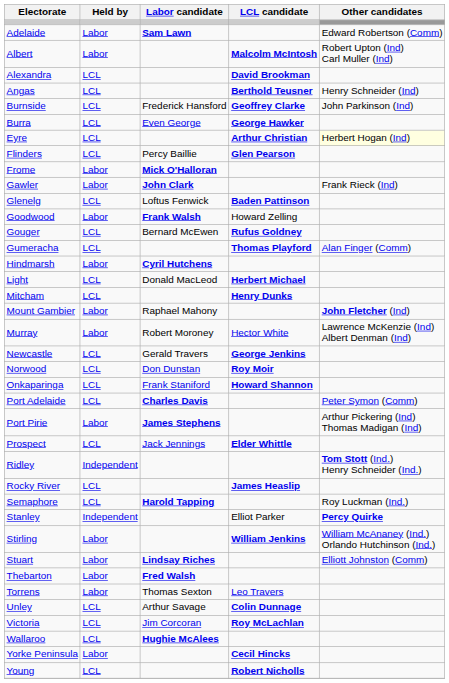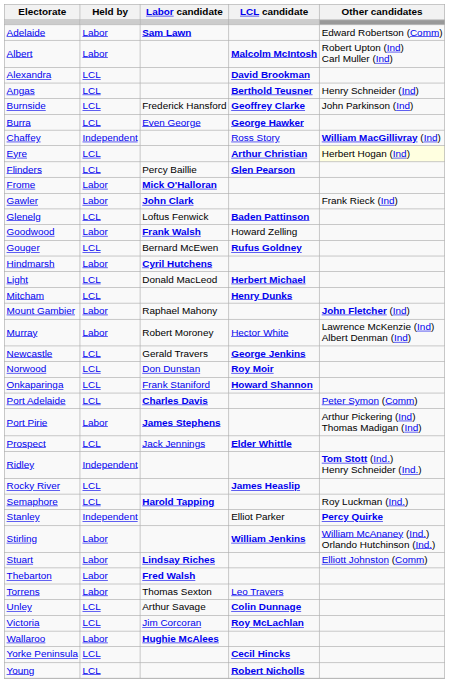+ row: (24, 138)
- row: (33, 248)
(92, 639) LCL -> (95, 639) Labor
(95, 654) Labor -> (92, 654) LCL
